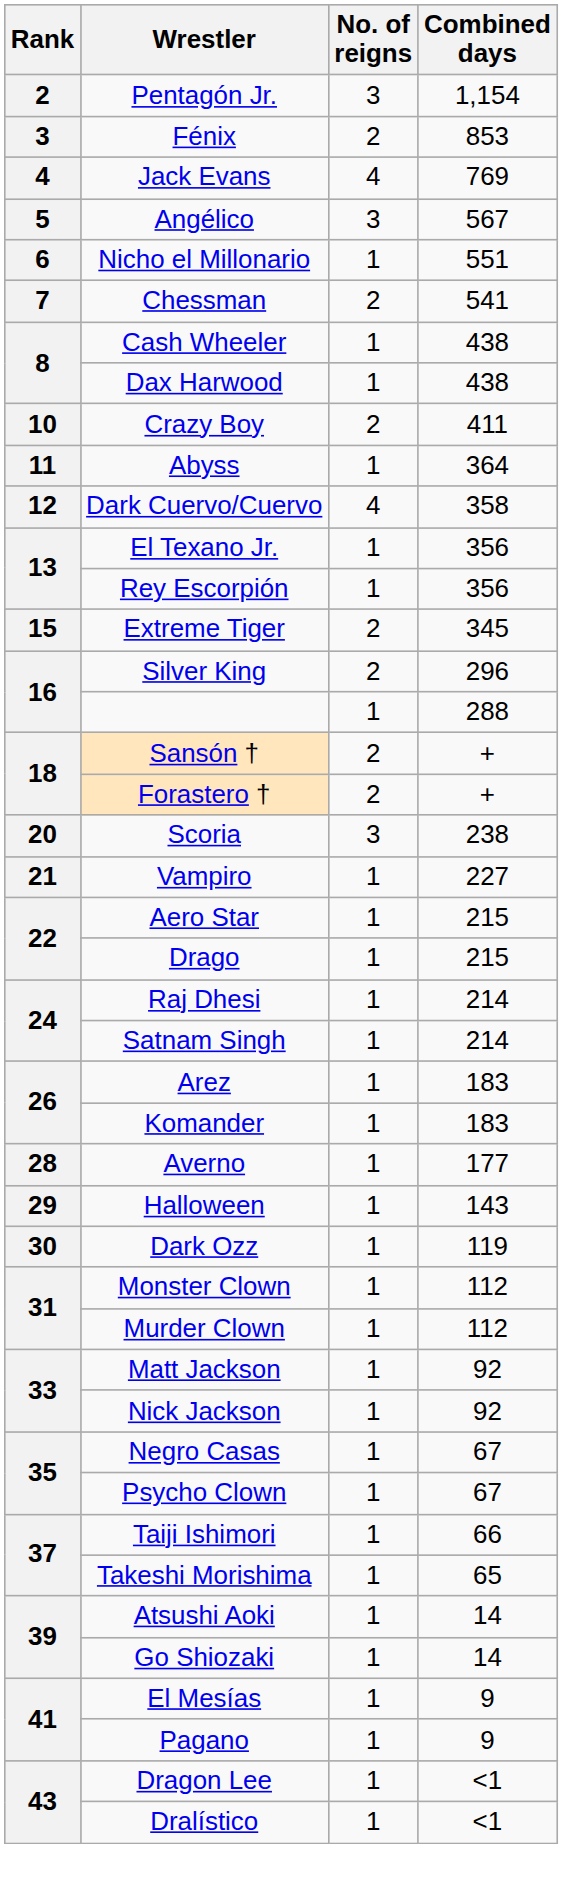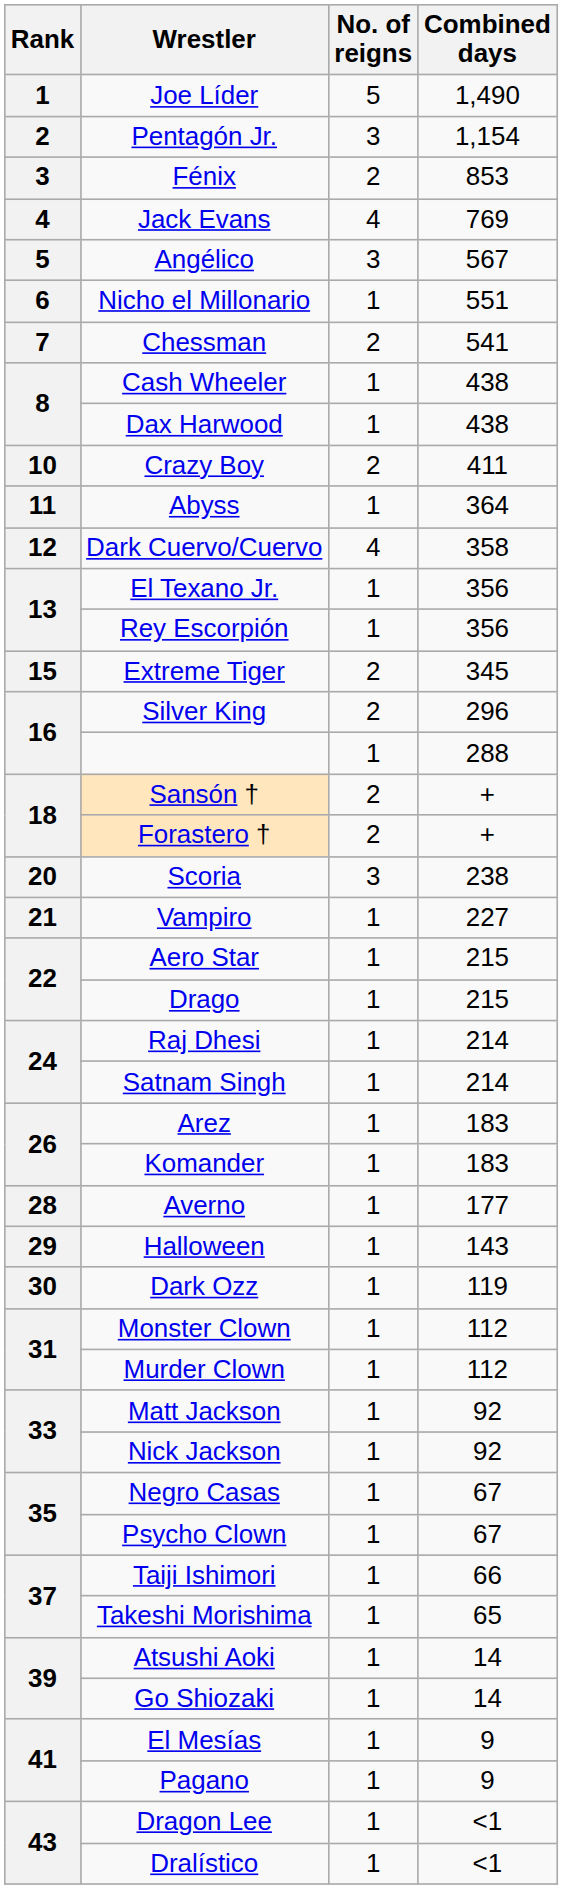+ row: (204, 95)
